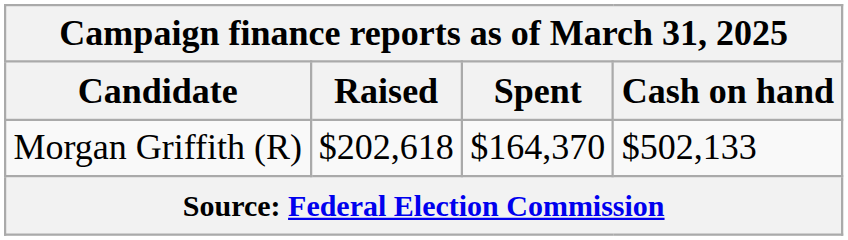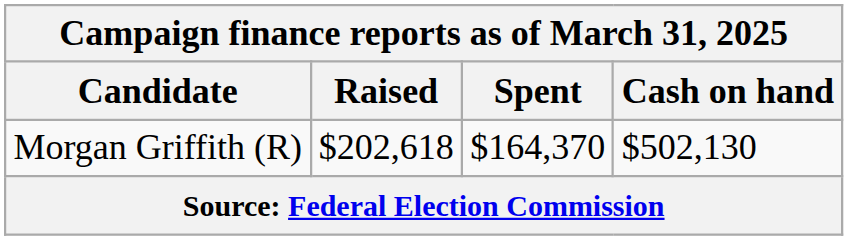(689, 147) $502,133 -> (689, 147) $502,130
